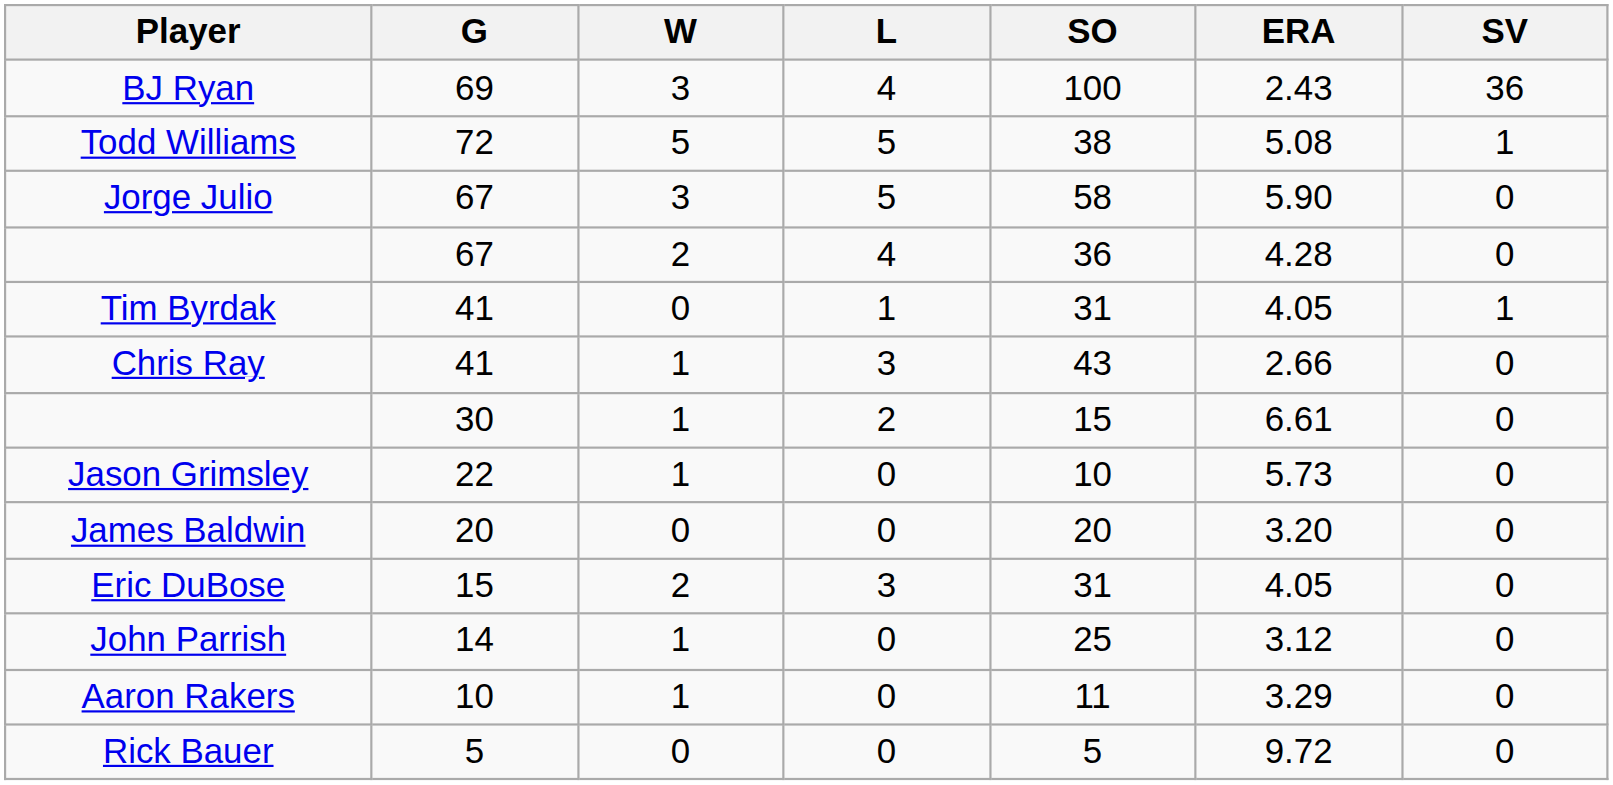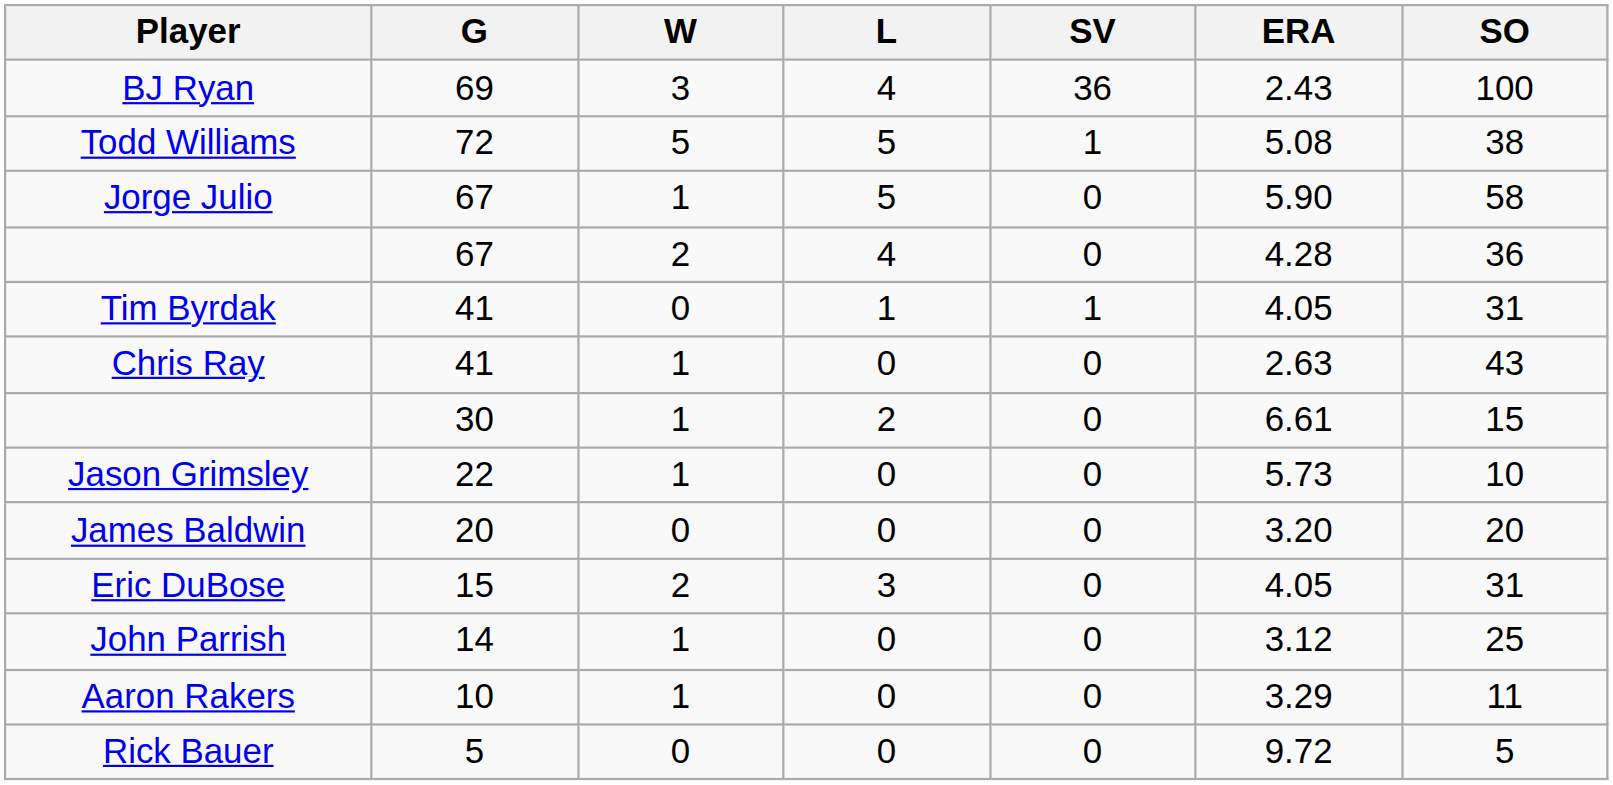columns swapped: (1505, 32) <-> (1093, 32)
(680, 198) 3 -> (680, 198) 1
(886, 364) 3 -> (886, 364) 0
(1299, 364) 2.66 -> (1299, 364) 2.63
